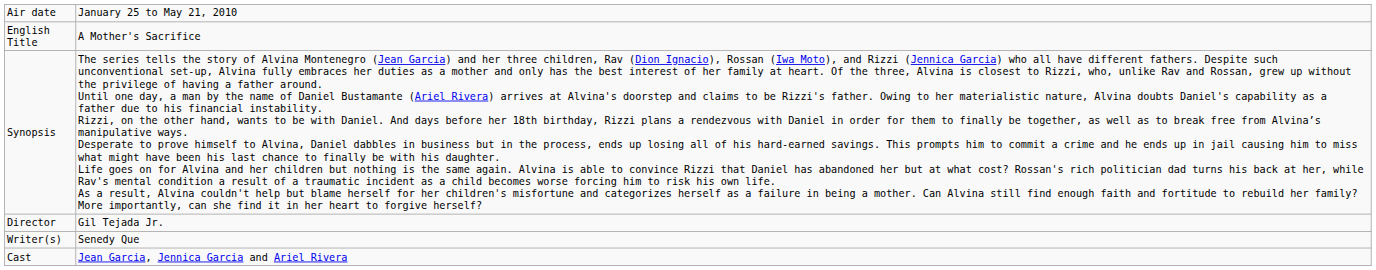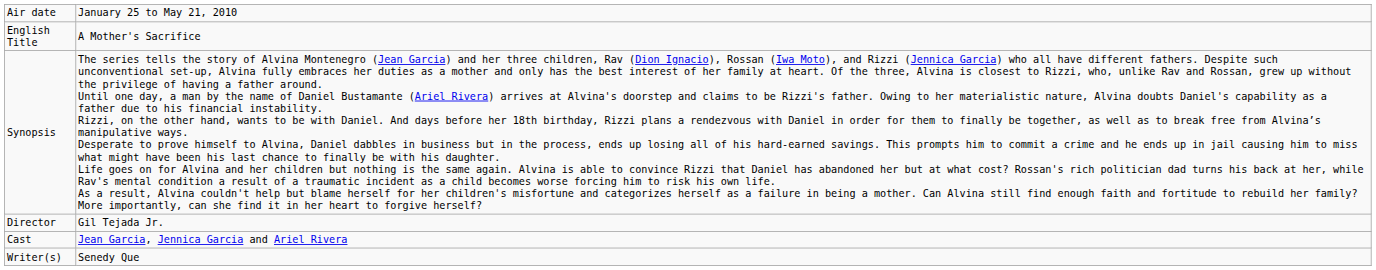rows swapped: (34, 239) <-> (19, 257)
